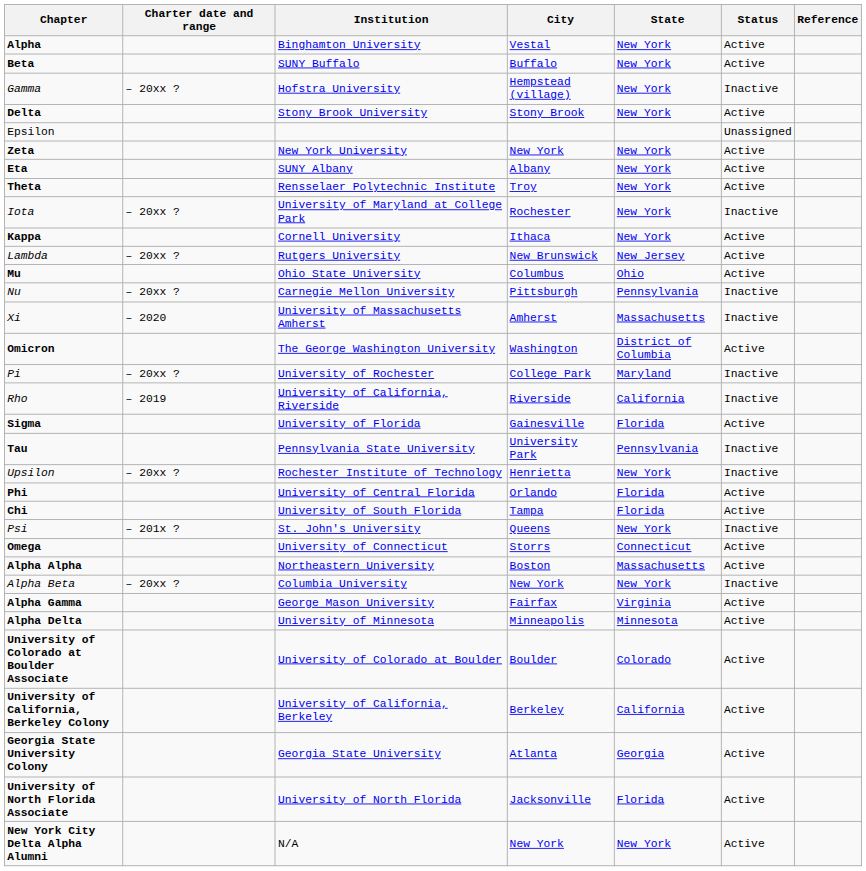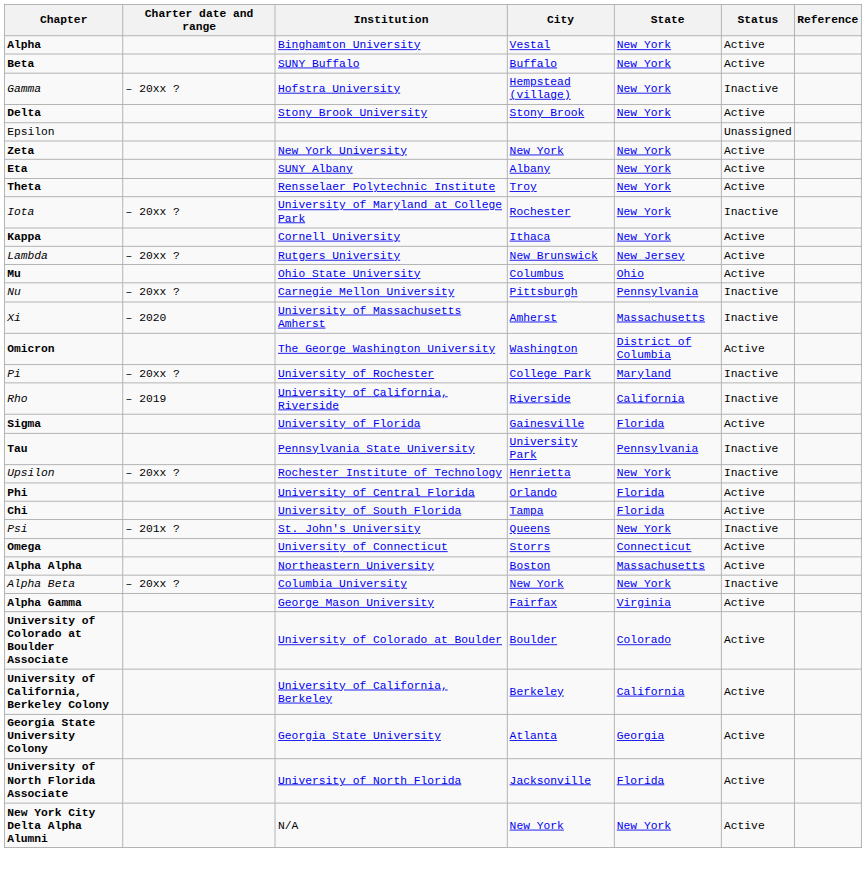- row: (44, 621)
